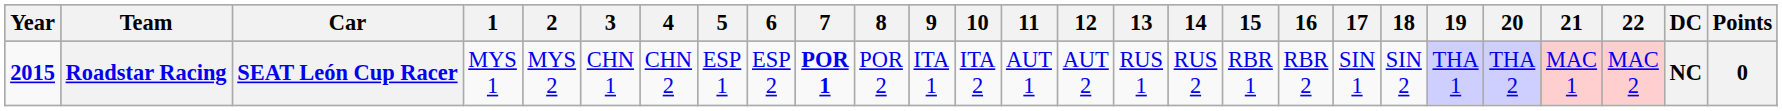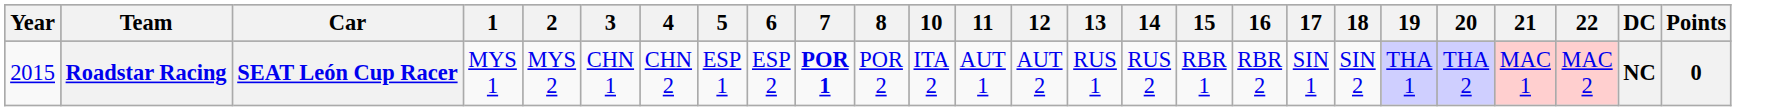- column: (931, 22)
(33, 72) bold -> (33, 72) normal
